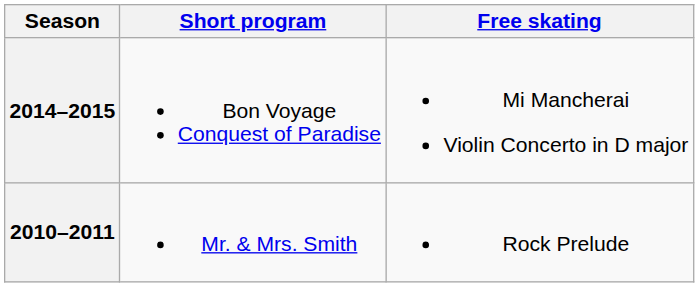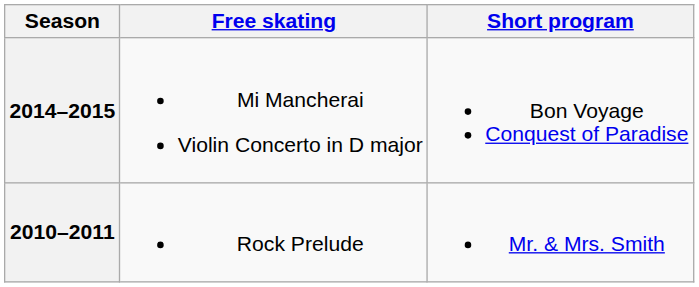columns swapped: (253, 21) <-> (539, 21)
